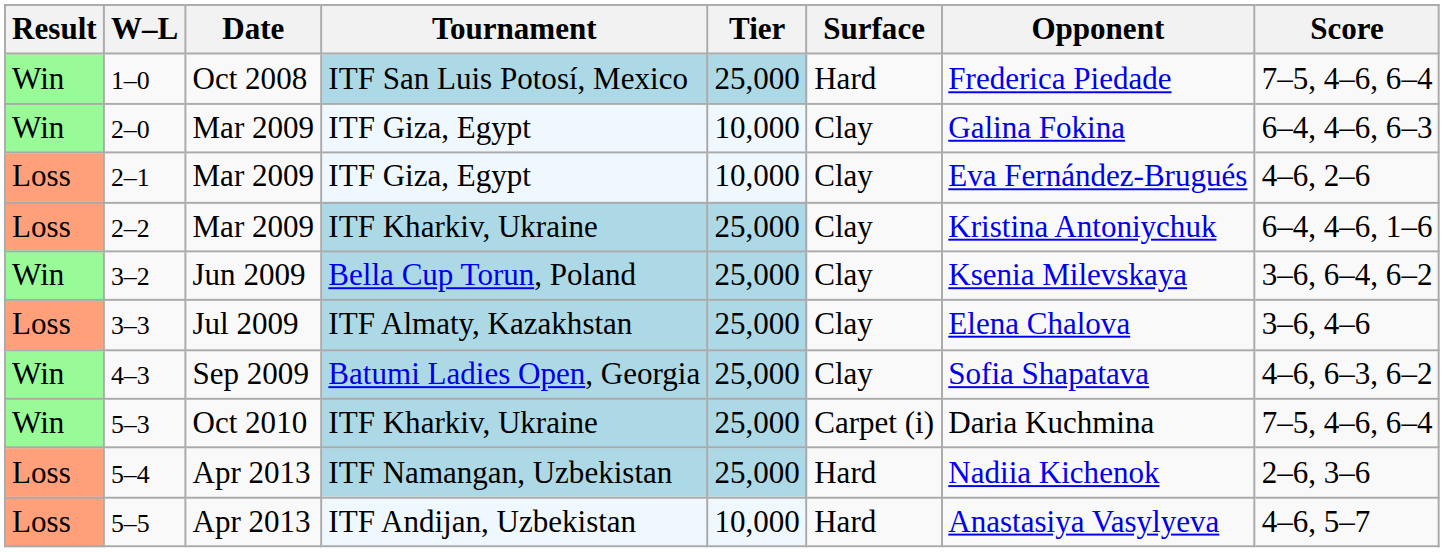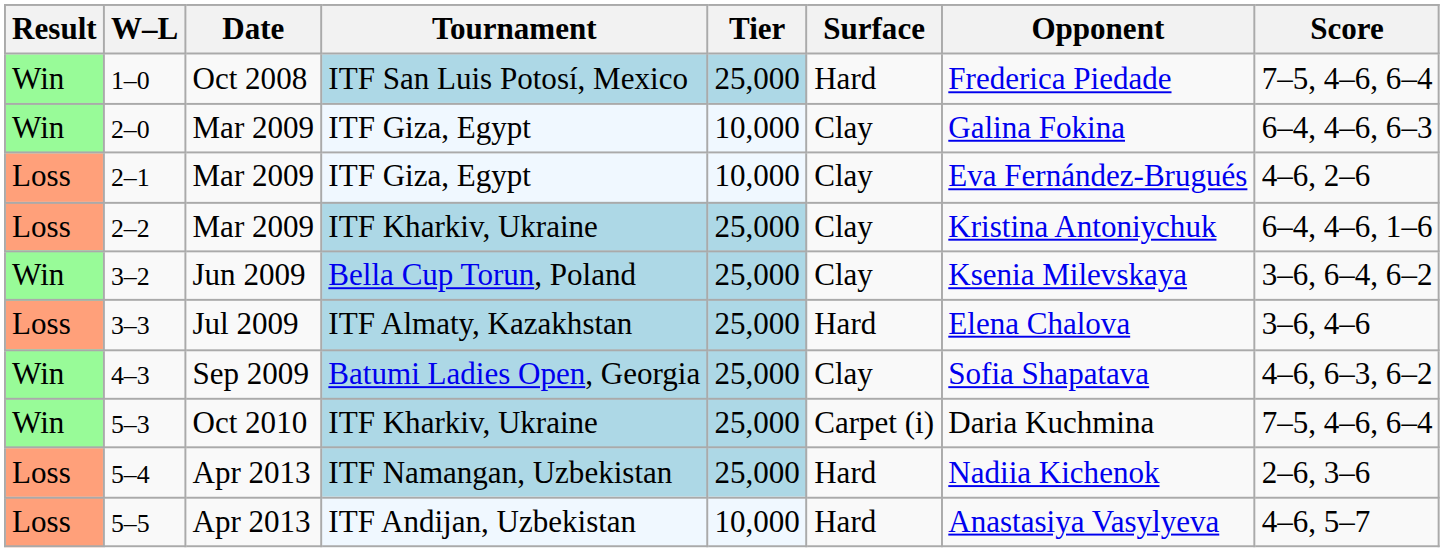(844, 324) Clay -> (845, 324) Hard
